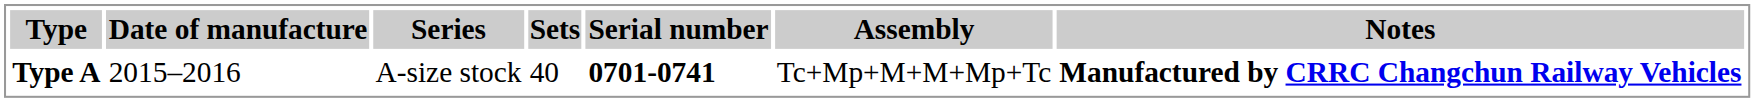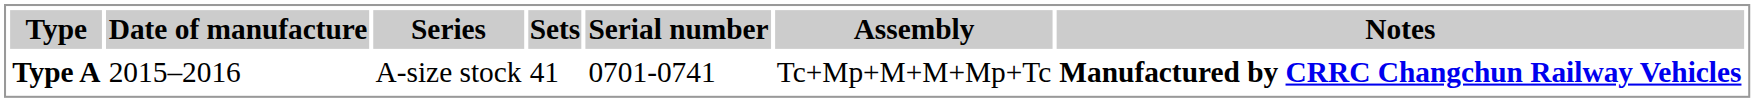(544, 71) 40 -> (544, 71) 41
(652, 71) bold -> (652, 71) normal
